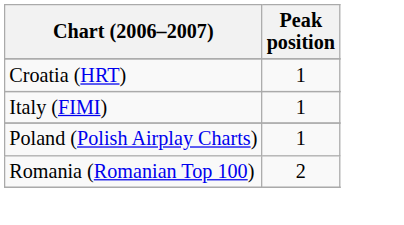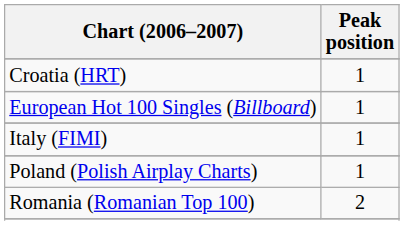+ row: (163, 107)
